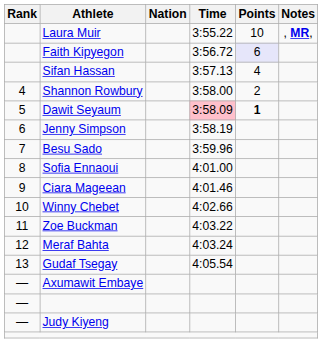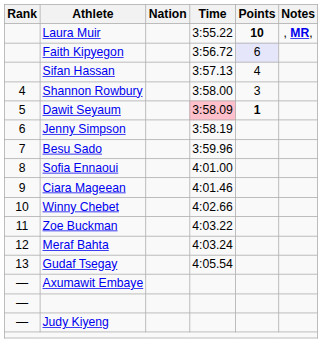(257, 33) normal -> (257, 33) bold
(257, 91) 2 -> (257, 91) 3
